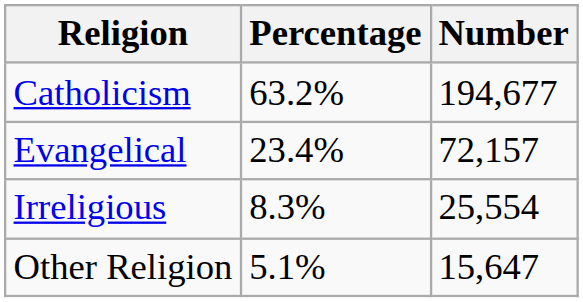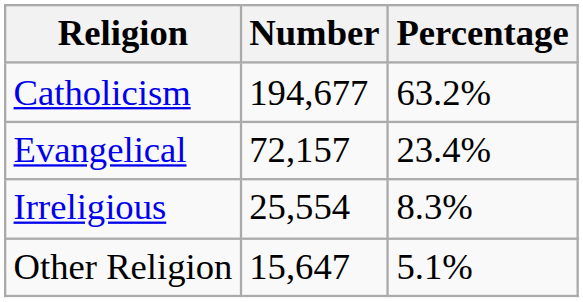columns swapped: (335, 33) <-> (504, 33)
